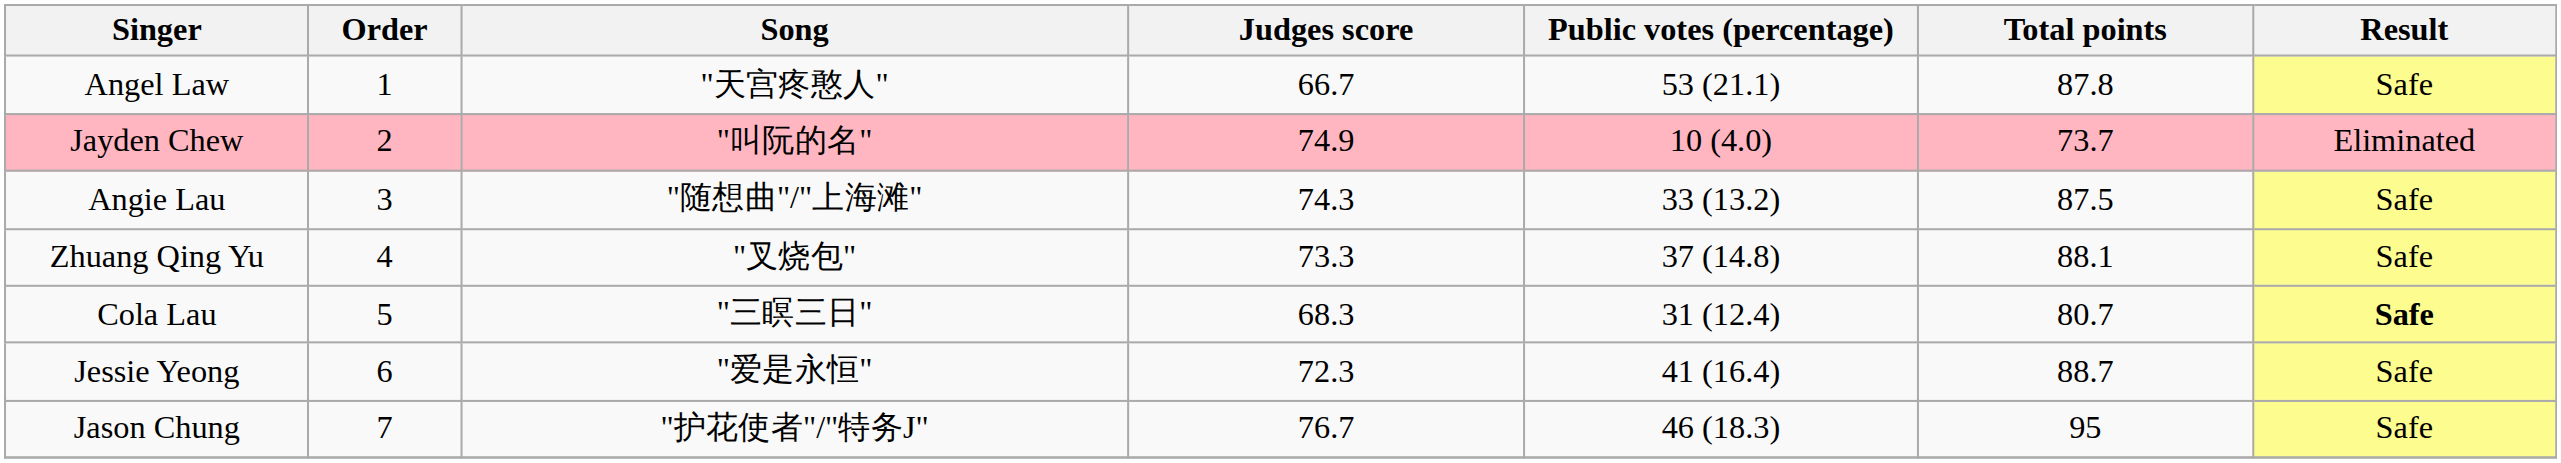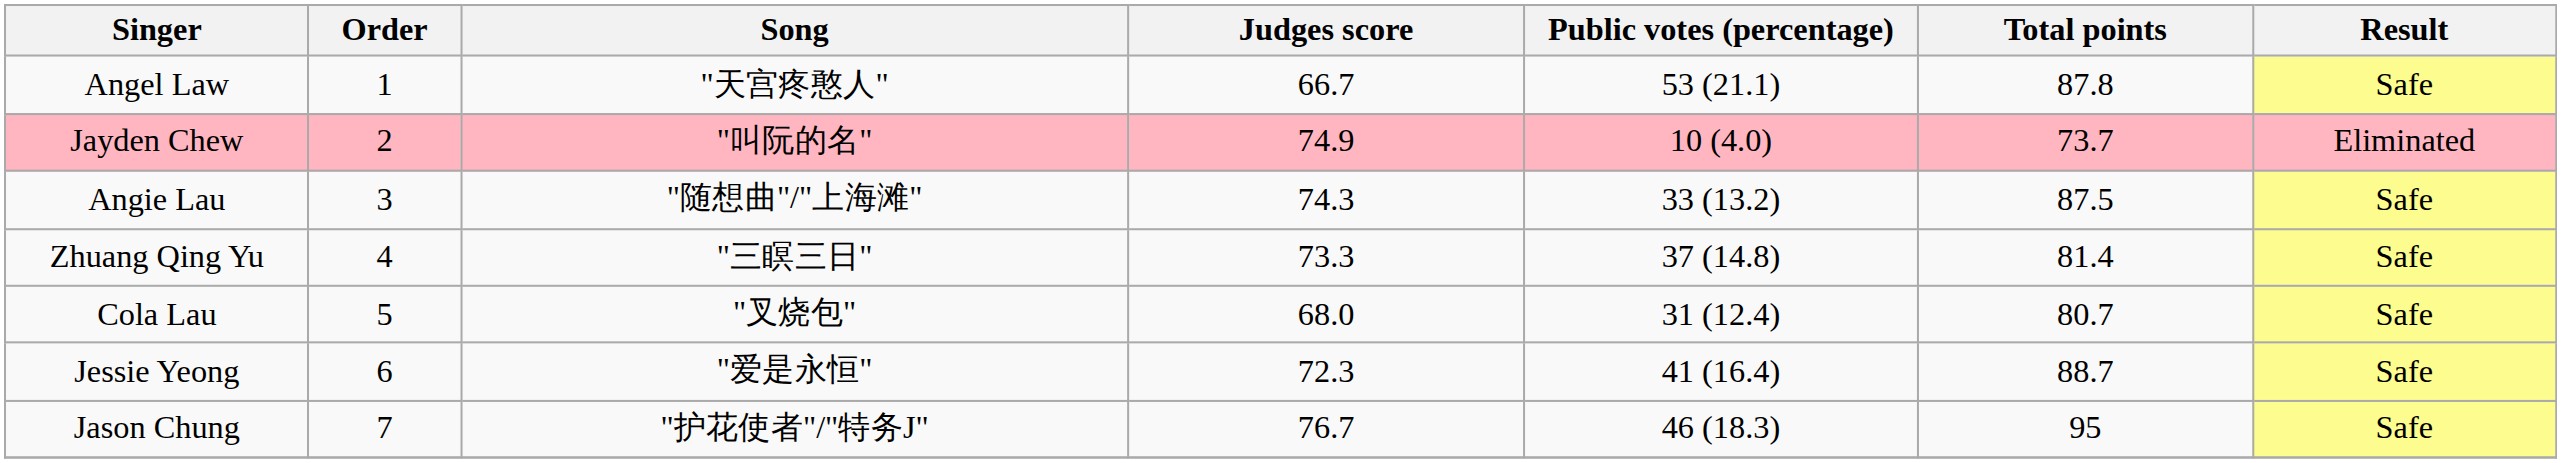(795, 255) "叉烧包" -> (795, 255) "三瞑三日"
(2085, 256) 88.1 -> (2085, 256) 81.4
(795, 312) "三瞑三日" -> (795, 312) "叉烧包"
(1326, 313) 68.3 -> (1326, 313) 68.0
(2404, 313) bold -> (2404, 313) normal
